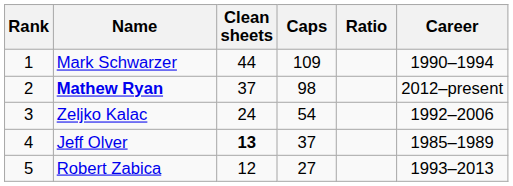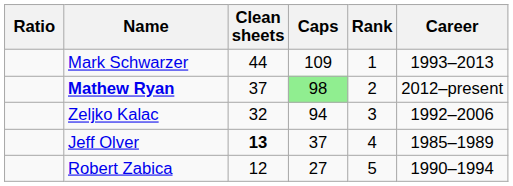columns swapped: (29, 27) <-> (366, 27)
(452, 62) 1990–1994 -> (452, 62) 1993–2013
(307, 89) no background -> (318, 89) lightgreen background
(247, 115) 24 -> (258, 115) 32
(307, 115) 54 -> (318, 115) 94
(452, 168) 1993–2013 -> (452, 168) 1990–1994
